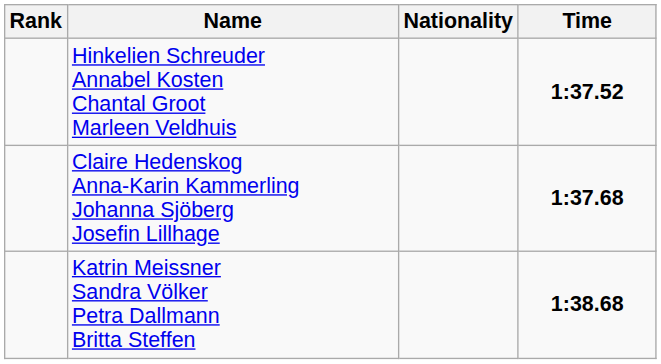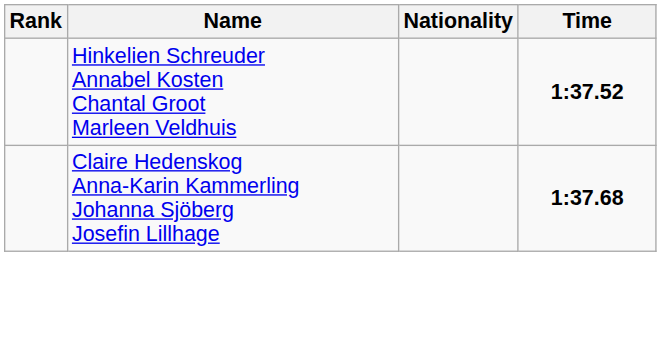- row: (146, 304)
